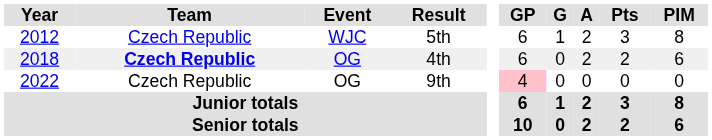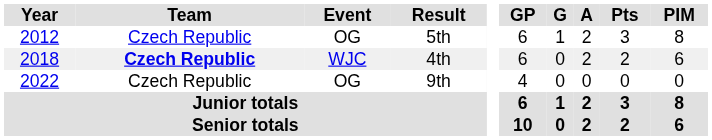(347, 36) WJC -> (347, 36) OG
(347, 58) OG -> (347, 58) WJC
(523, 80) pink background -> (523, 80) no background
